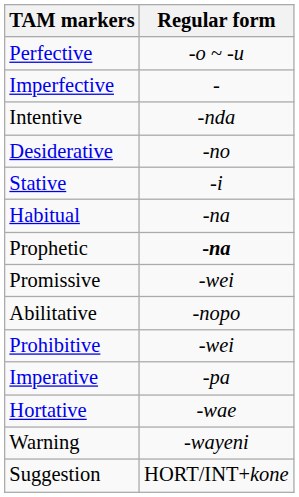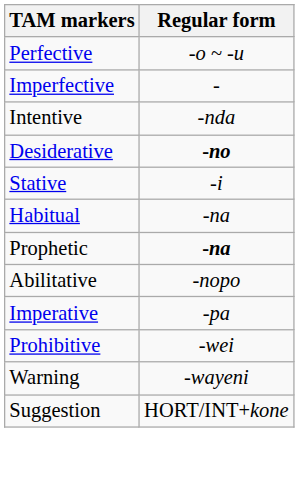(216, 150) normal -> (216, 150) bold
- row: (55, 280)
rows swapped: (54, 378) <-> (55, 345)
- row: (48, 410)
